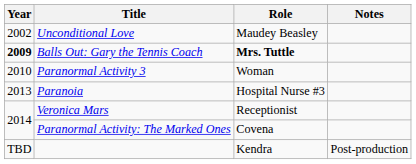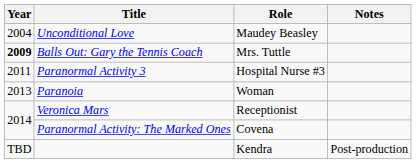(19, 33) 2002 -> (19, 33) 2004
(265, 52) bold -> (263, 52) normal
(19, 71) 2010 -> (19, 71) 2011
(255, 71) Woman -> (281, 71) Hospital Nurse #3
(281, 91) Hospital Nurse #3 -> (255, 91) Woman
